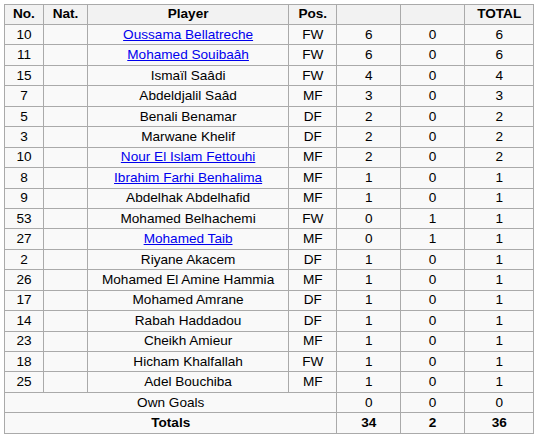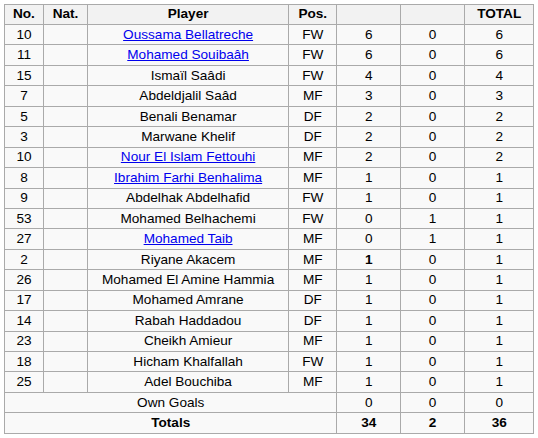(313, 198) MF -> (313, 198) FW
(313, 259) DF -> (313, 259) MF
(369, 259) normal -> (369, 259) bold
